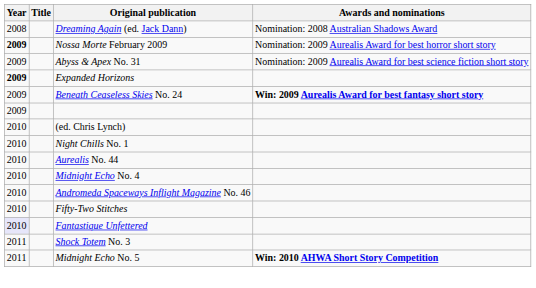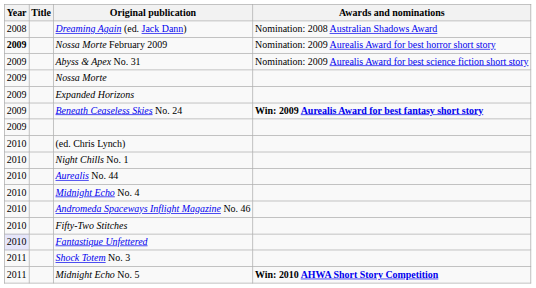+ row: (81, 78)
(17, 78) bold -> (17, 95) normal
